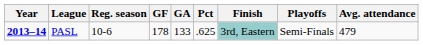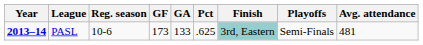(160, 31) 178 -> (160, 31) 173
(348, 31) 479 -> (348, 31) 481
